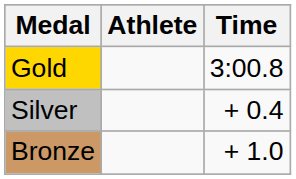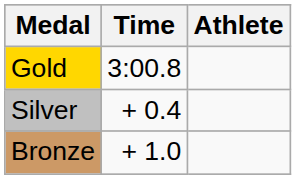columns swapped: (152, 25) <-> (247, 25)
